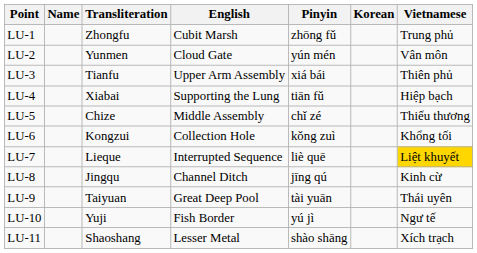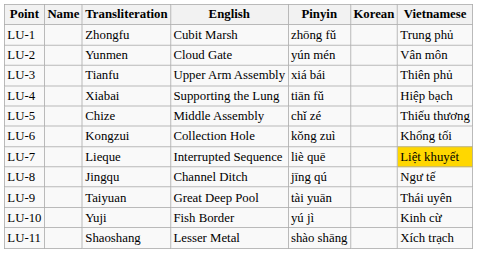(421, 177) Kinh cừ -> (418, 177) Ngư tế
(418, 217) Ngư tế -> (421, 217) Kinh cừ
